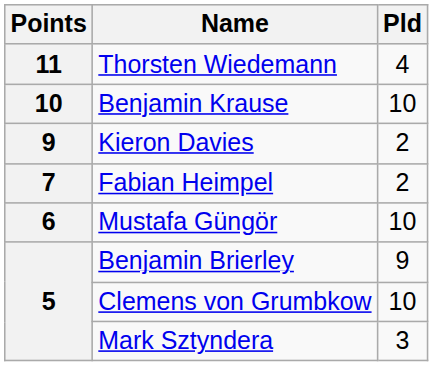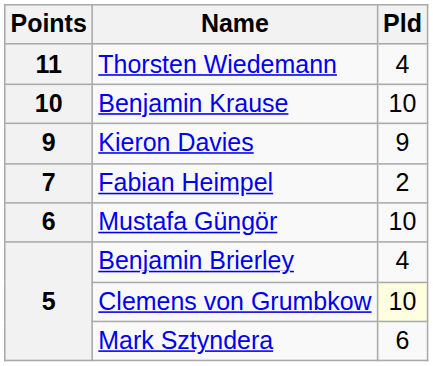(402, 143) 2 -> (402, 143) 9
(402, 261) 9 -> (402, 261) 4
(402, 301) no background -> (402, 301) lightyellow background
(402, 340) 3 -> (402, 340) 6
